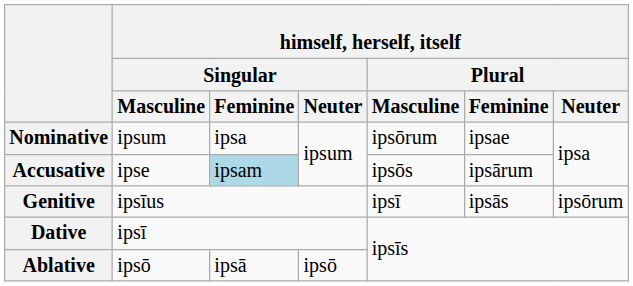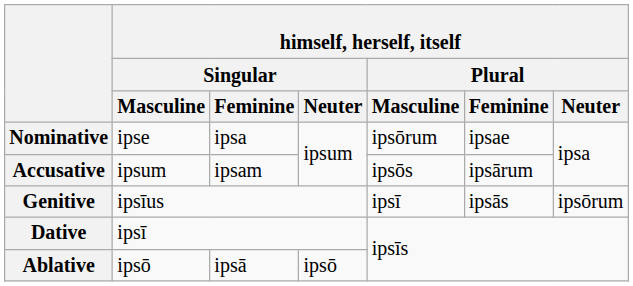(142, 138) ipsum -> (133, 138) ipse
(133, 169) ipse -> (142, 169) ipsum
(238, 169) lightblue background -> (238, 169) no background
